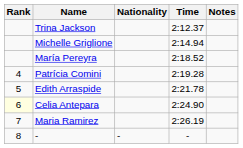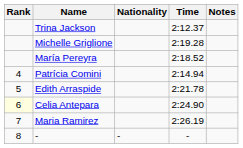(188, 43) 2:14.94 -> (188, 43) 2:19.28
(188, 74) 2:19.28 -> (188, 74) 2:14.94
